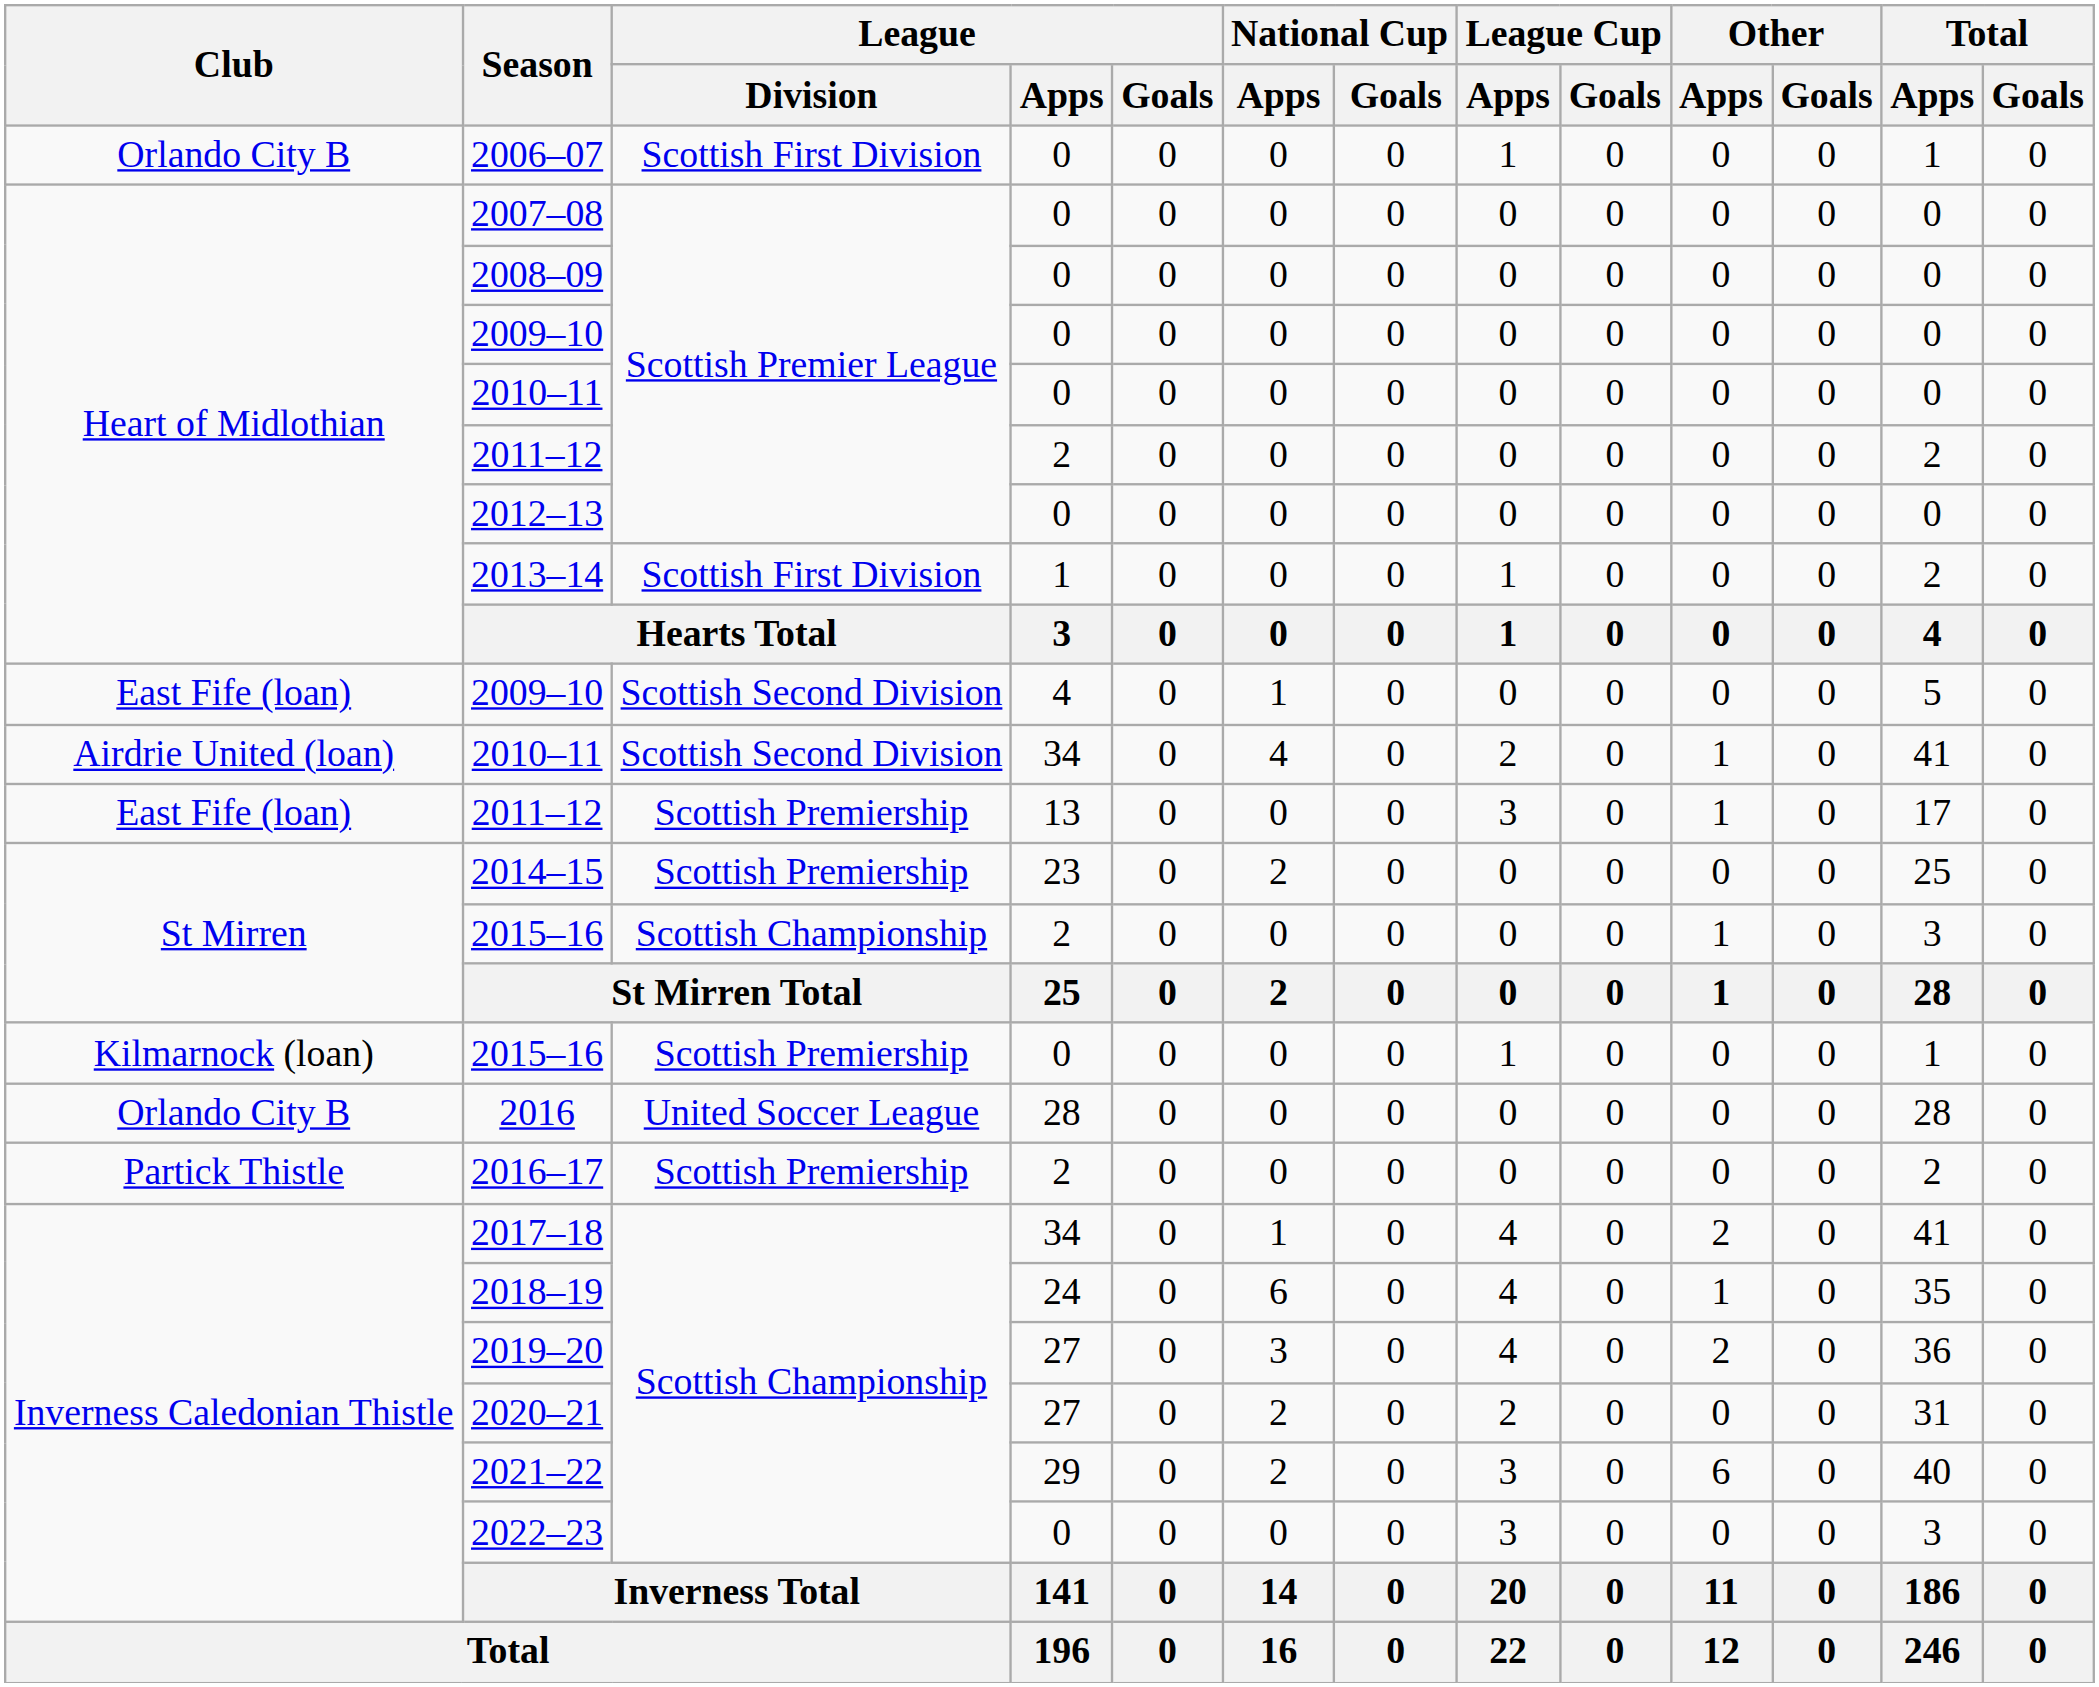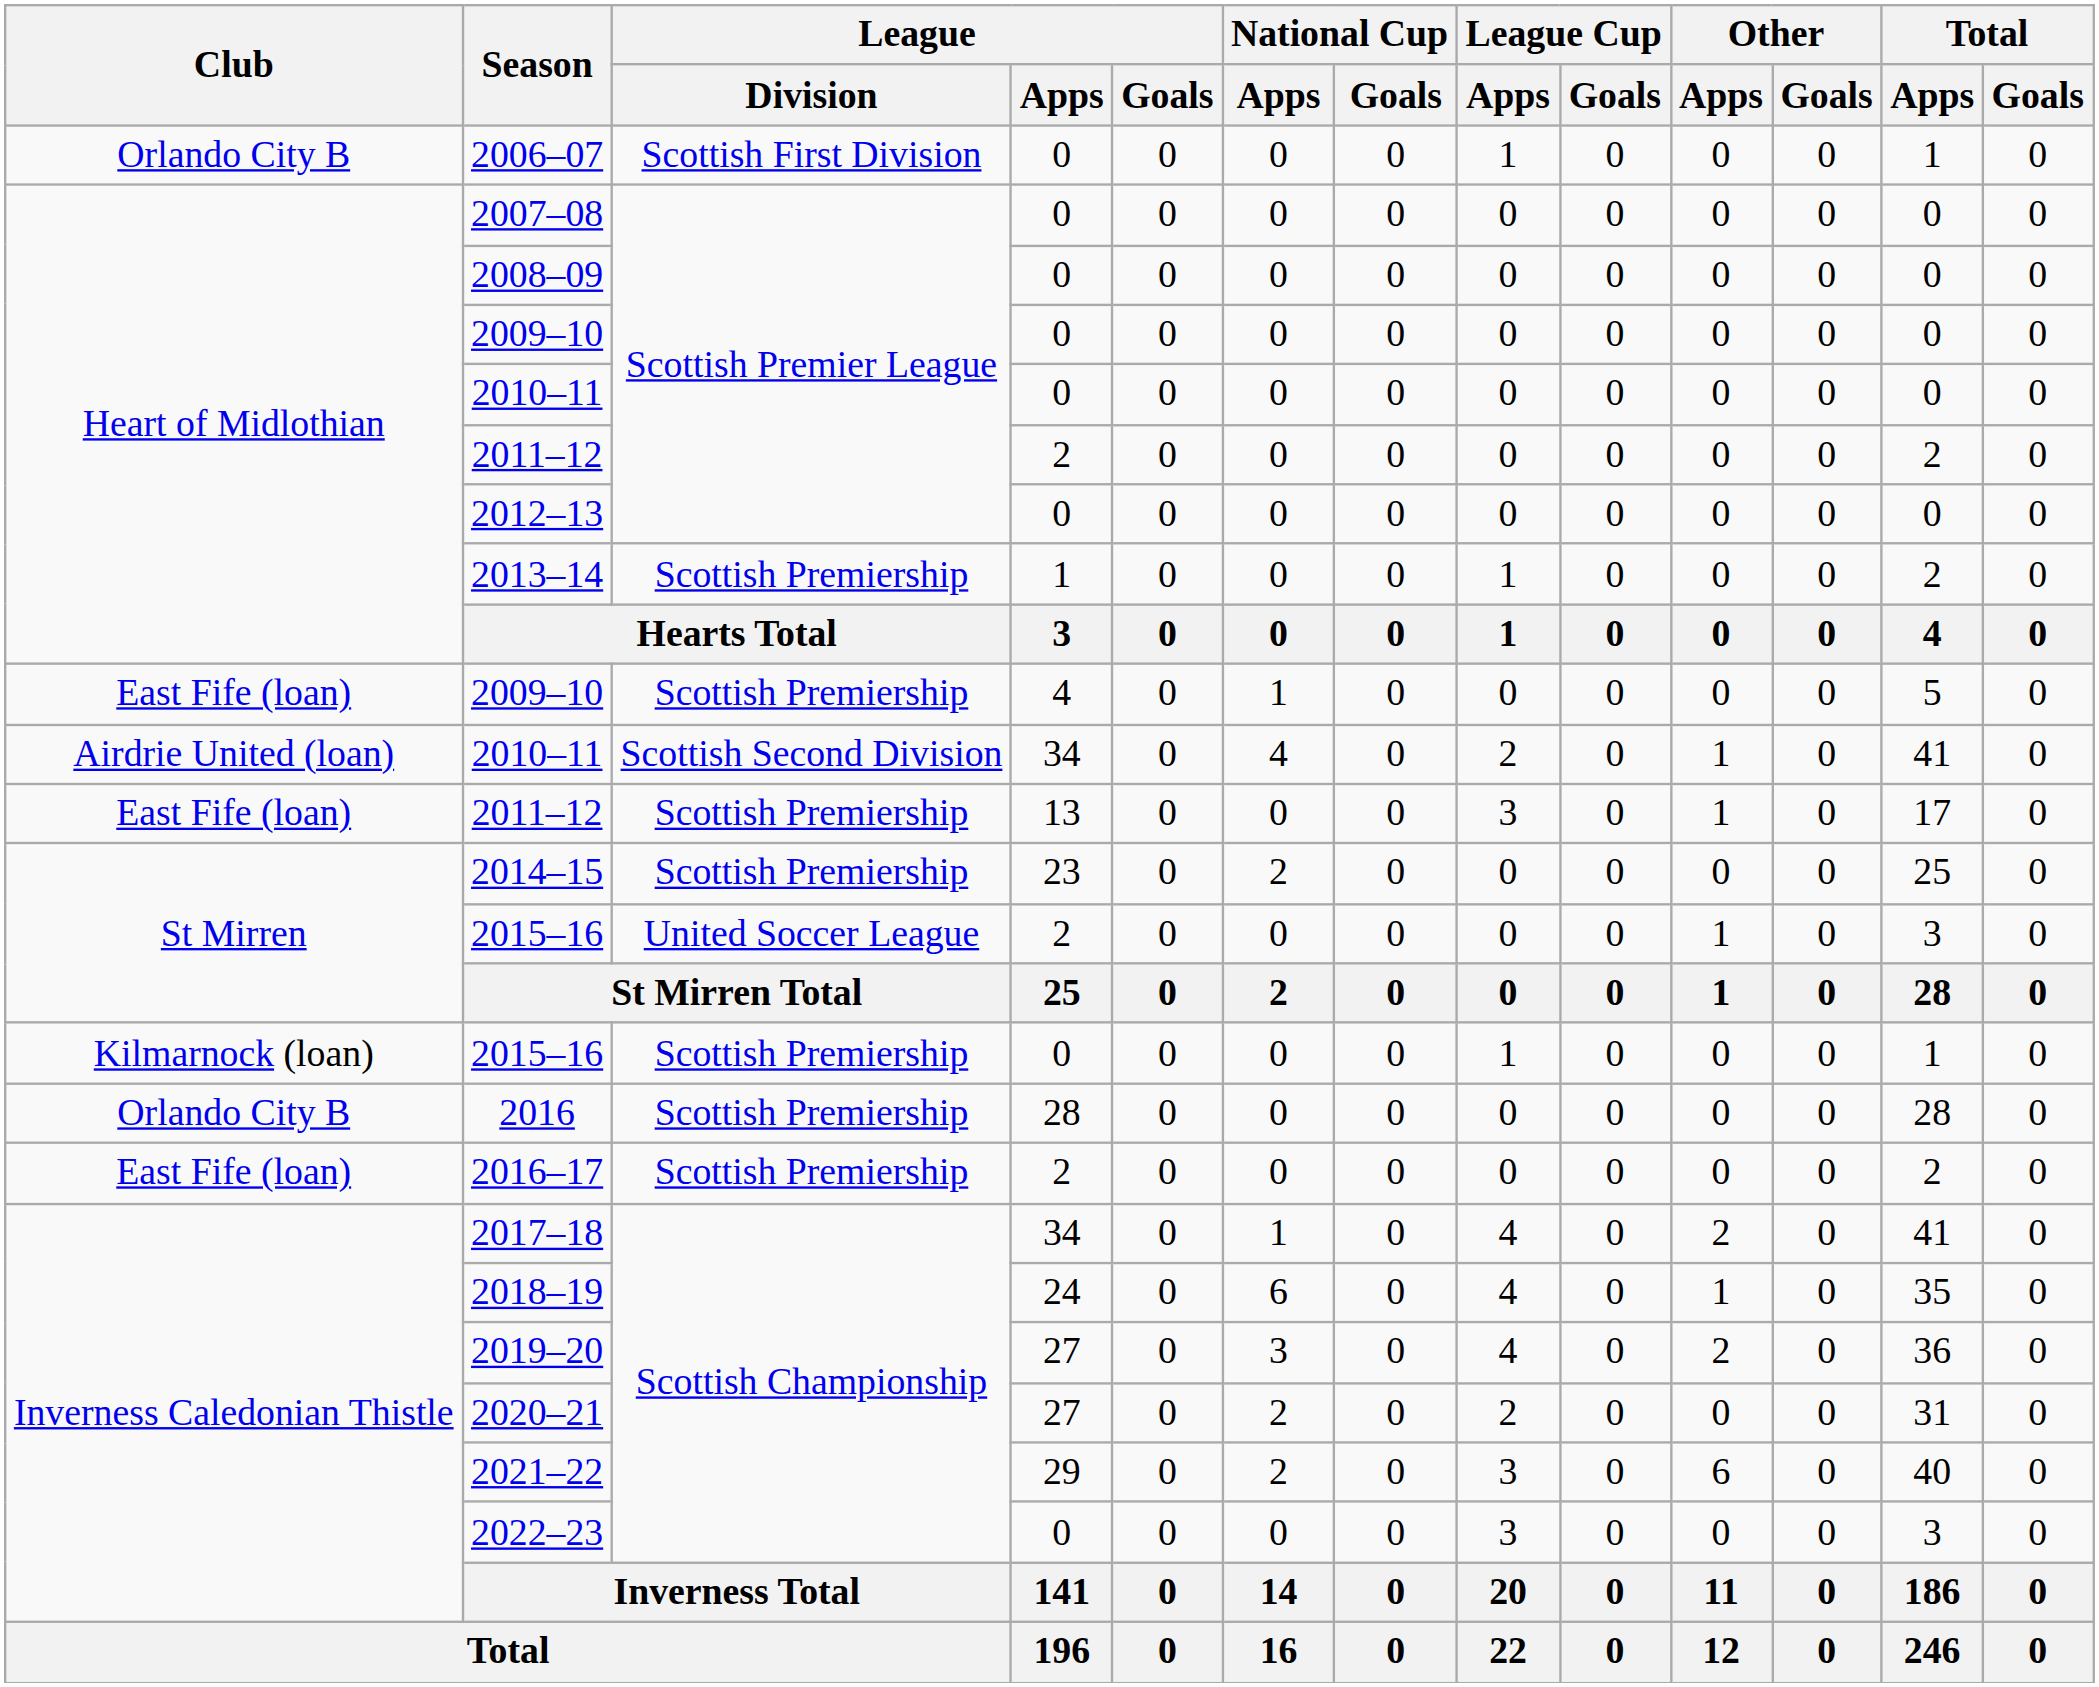(811, 573) Scottish First Division -> (811, 573) Scottish Premiership
(811, 693) Scottish Second Division -> (811, 693) Scottish Premiership
(811, 932) Scottish Championship -> (811, 932) United Soccer League
(811, 1112) United Soccer League -> (811, 1112) Scottish Premiership
(234, 1172) Partick Thistle -> (234, 1172) East Fife (loan)
